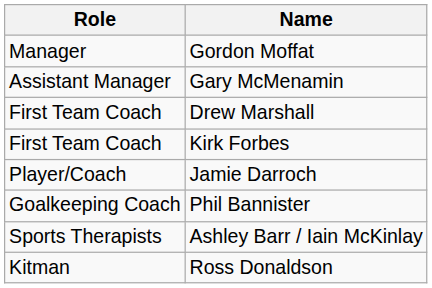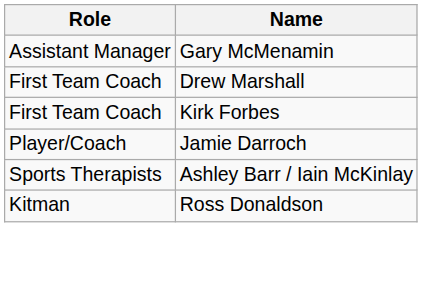- row: (252, 50)
- row: (250, 205)
